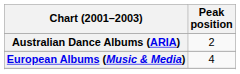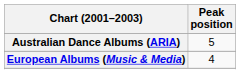(212, 42) 2 -> (212, 42) 5
